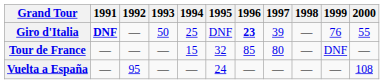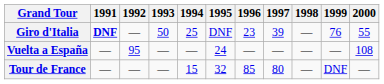(249, 32) bold -> (249, 32) normal
rows swapped: (47, 50) <-> (47, 69)
